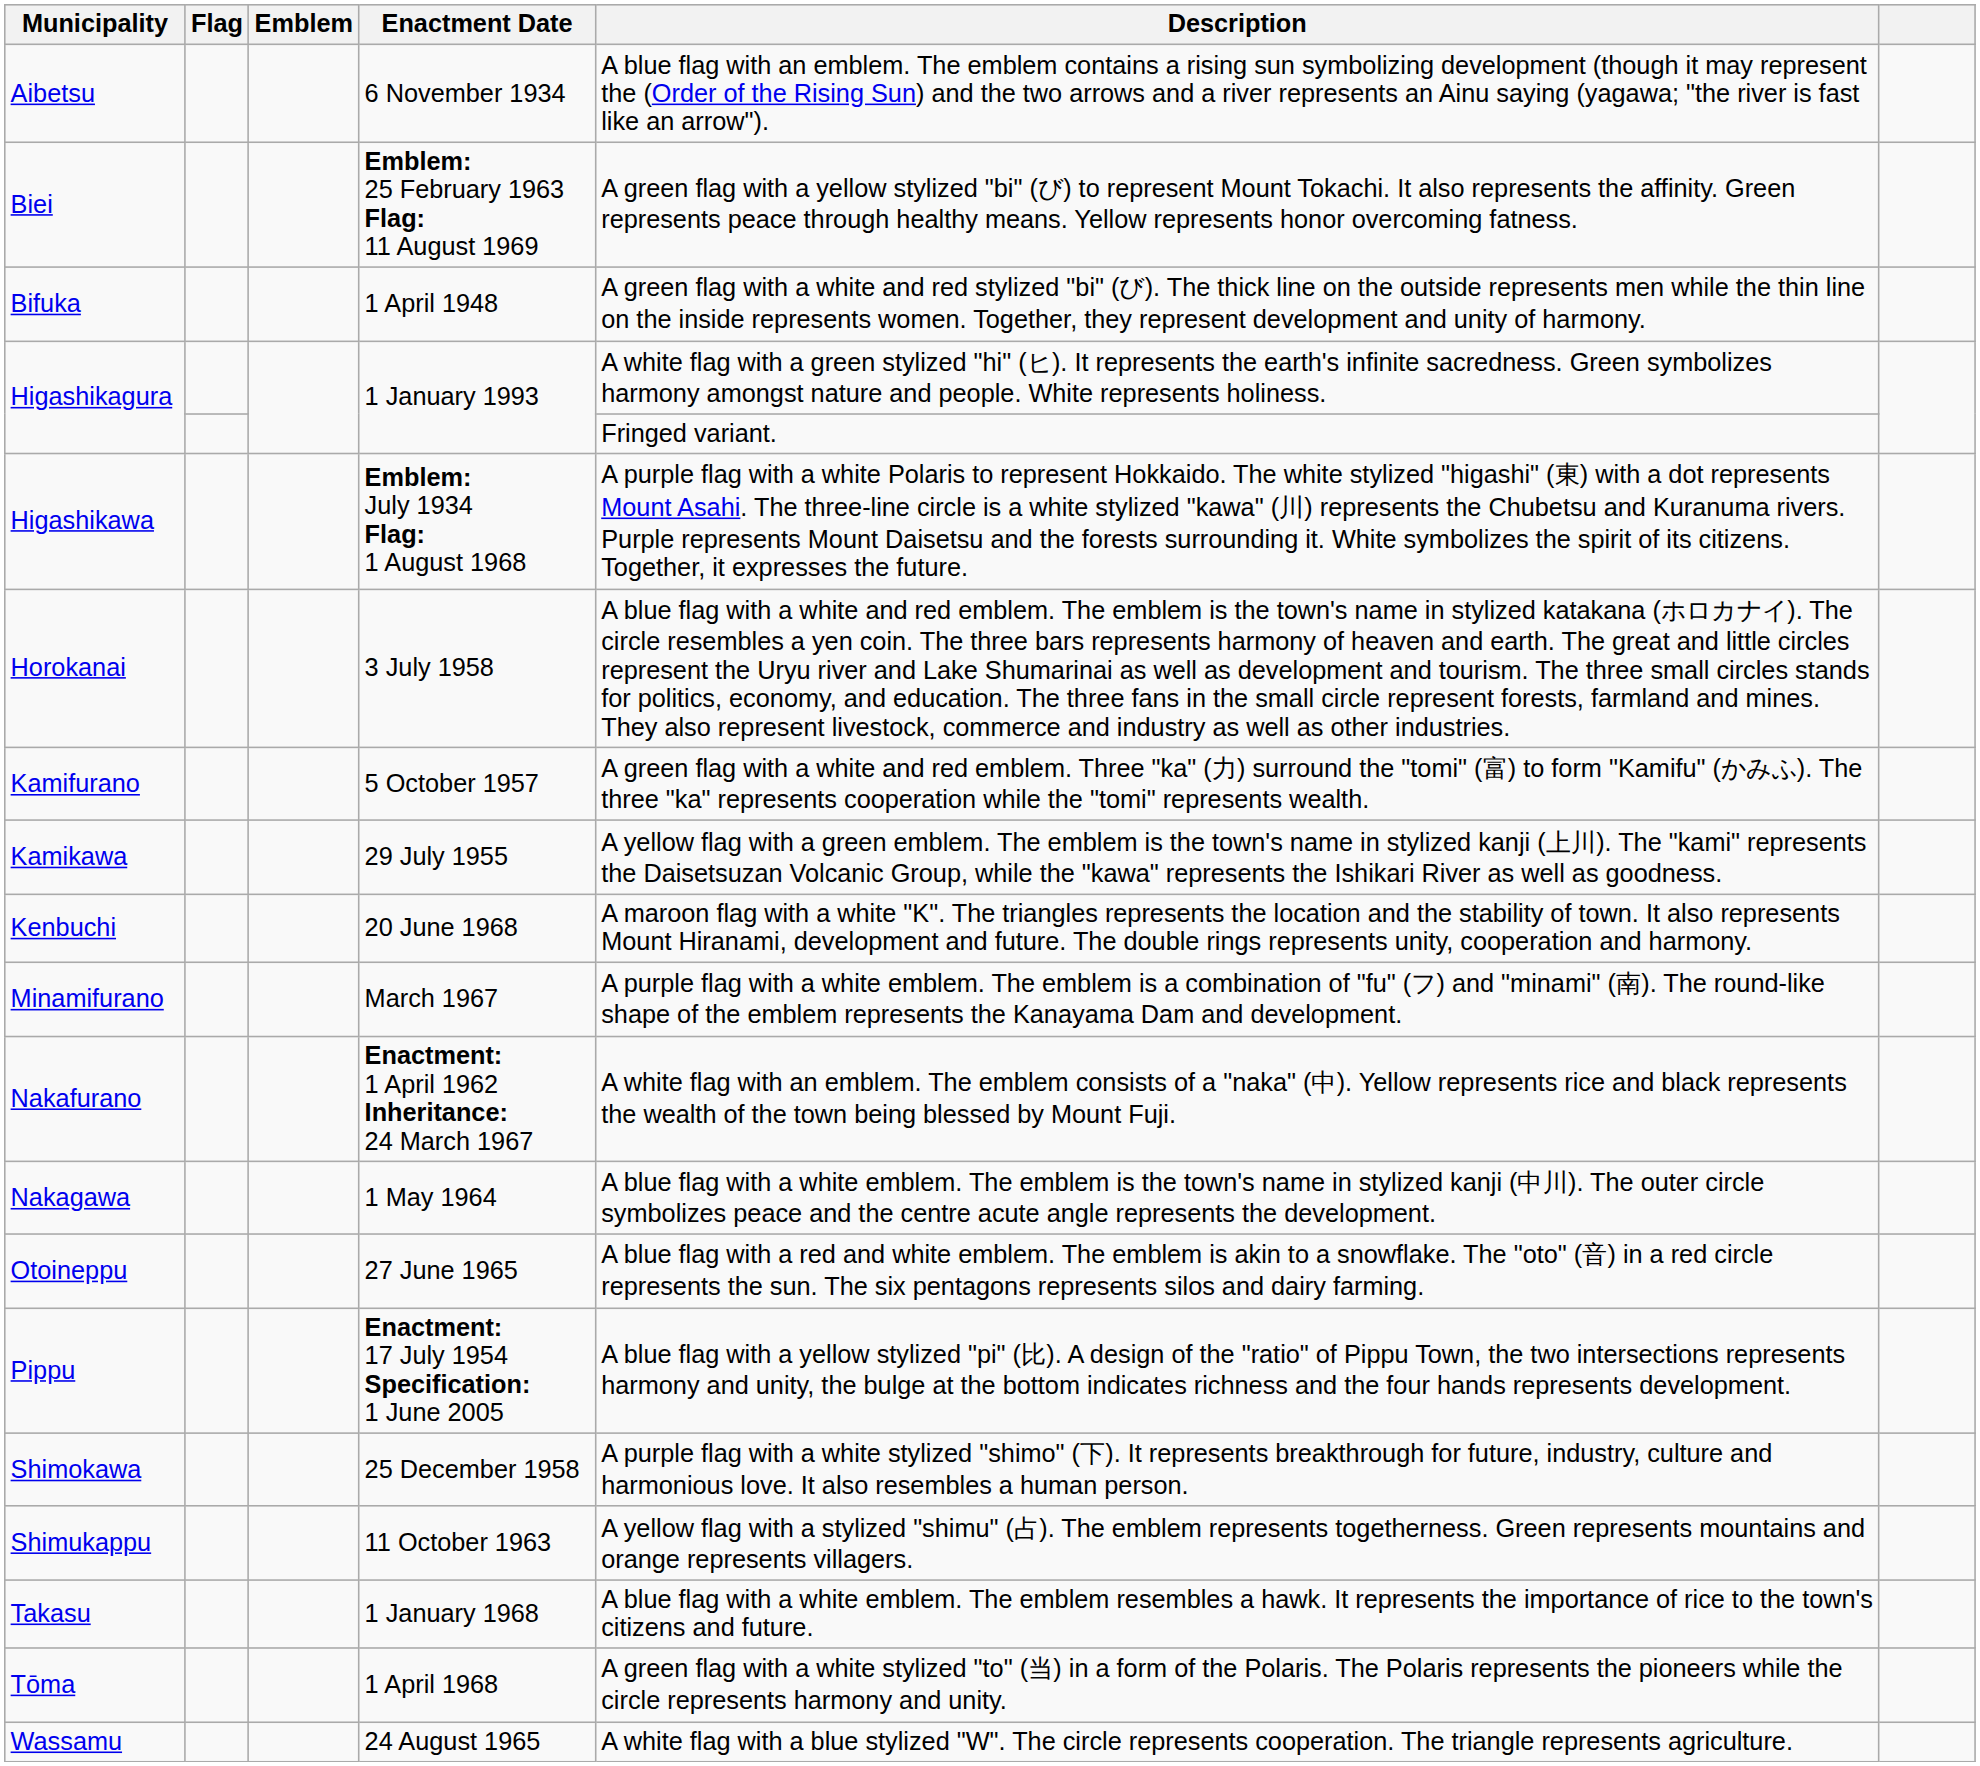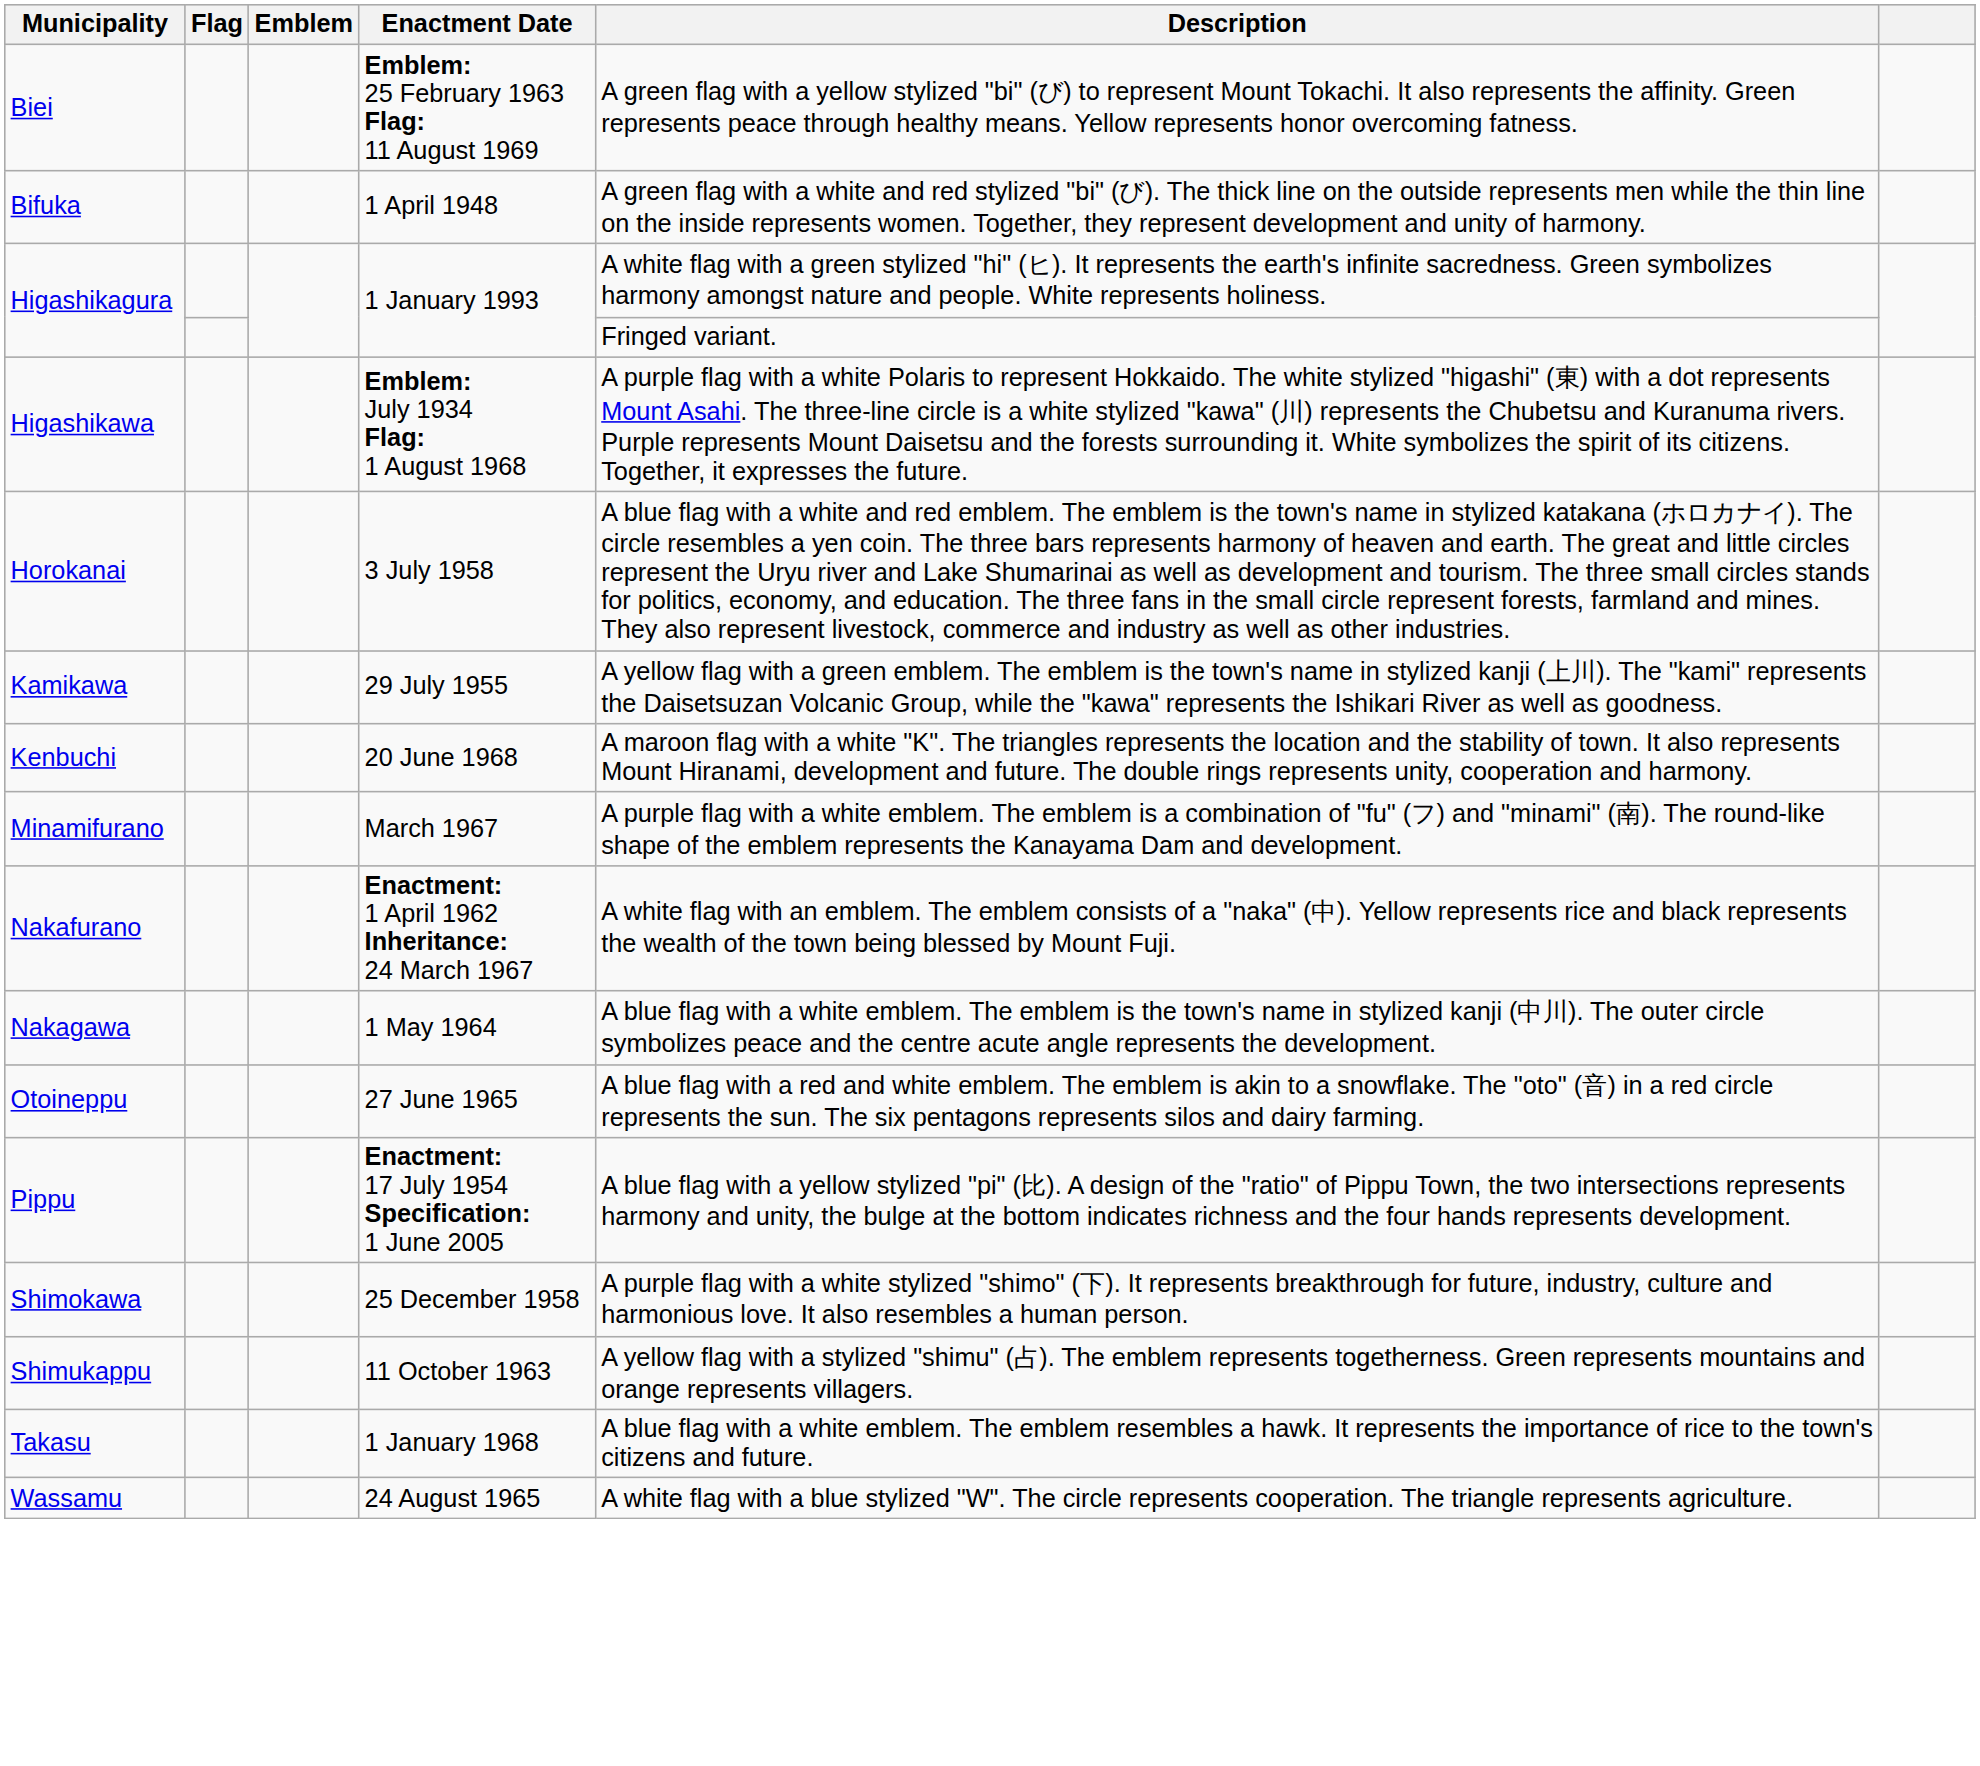- row: (53, 93)
- row: (75, 783)
- row: (43, 1684)
